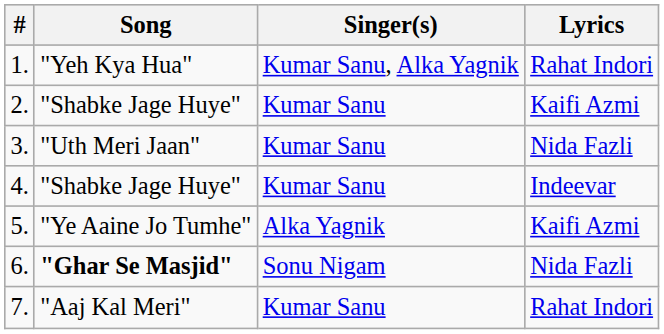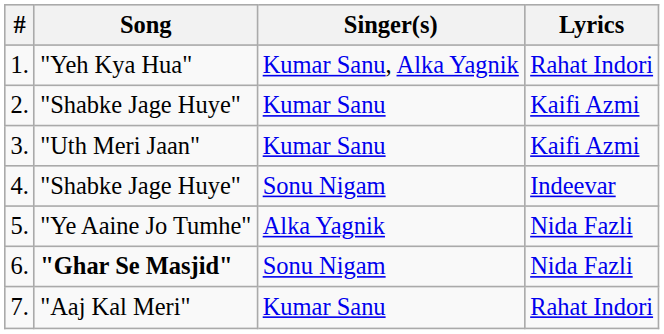(581, 145) Nida Fazli -> (585, 145) Kaifi Azmi
(324, 186) Kumar Sanu -> (324, 186) Sonu Nigam
(585, 226) Kaifi Azmi -> (581, 226) Nida Fazli
